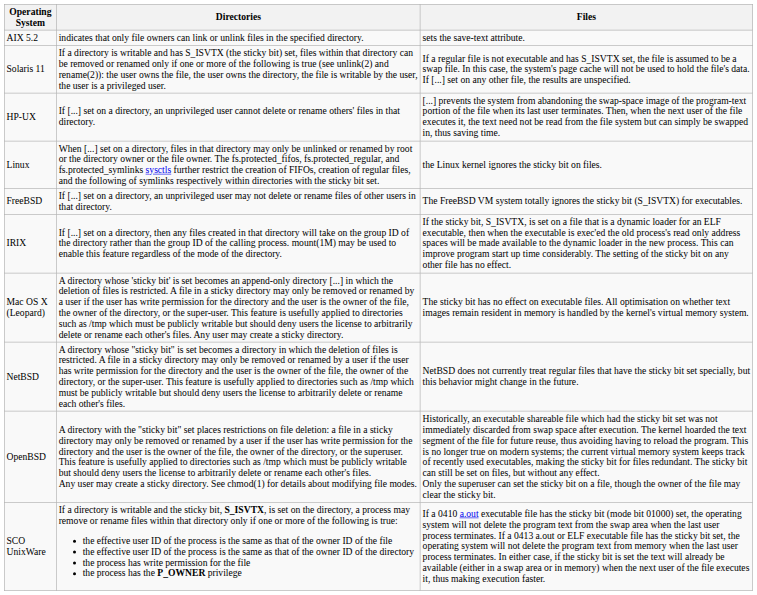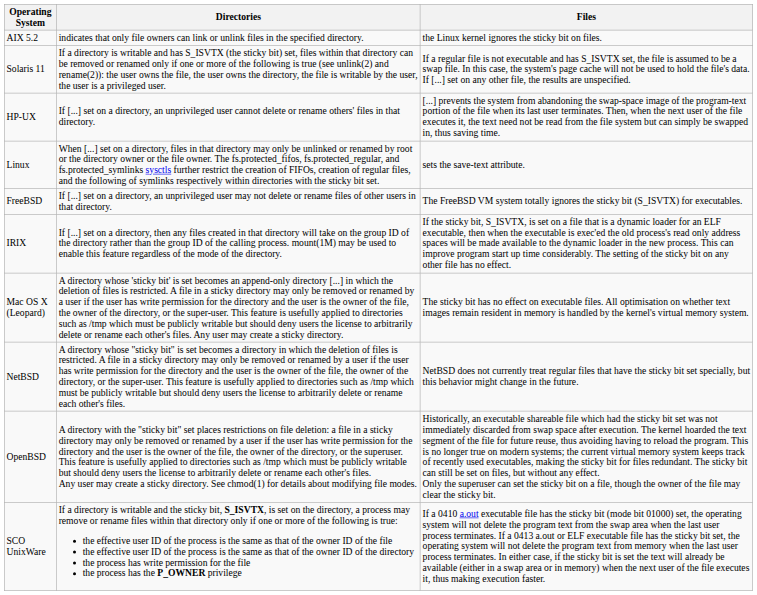(474, 38) sets the save-text attribute. -> (512, 38) the Linux kernel ignores the sticky bit on files.
(512, 164) the Linux kernel ignores the sticky bit on files. -> (474, 164) sets the save-text attribute.
